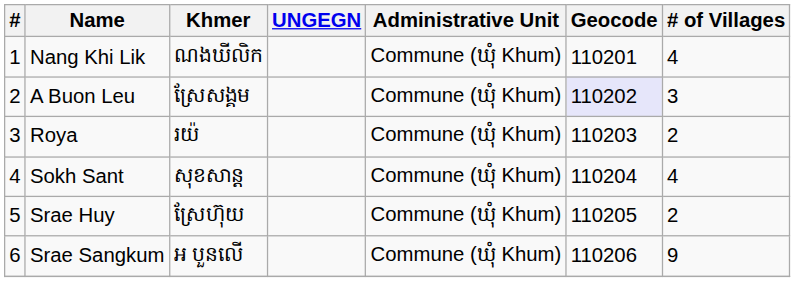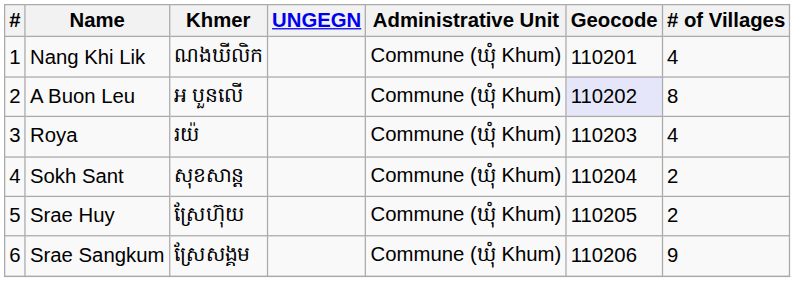(212, 95) ស្រែសង្គម -> (208, 95) អ បួនលើ
(673, 96) 3 -> (673, 96) 8
(673, 136) 2 -> (673, 136) 4
(673, 176) 4 -> (673, 176) 2
(208, 254) អ បួនលើ -> (212, 254) ស្រែសង្គម
